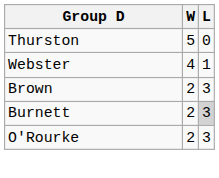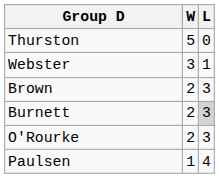(191, 65) 4 -> (191, 65) 3
+ row: (39, 162)
